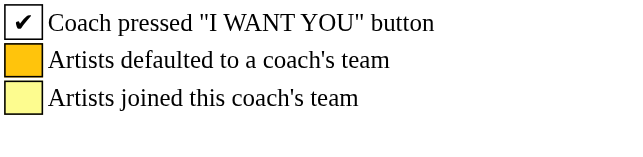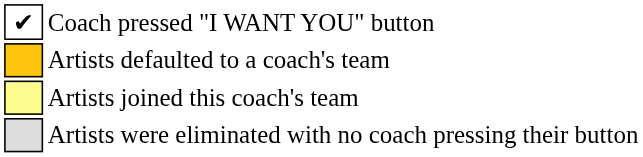+ row: (343, 134)
